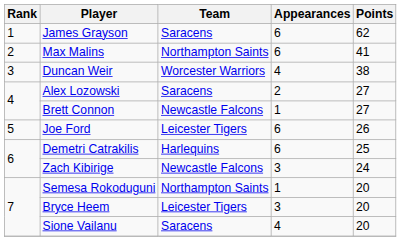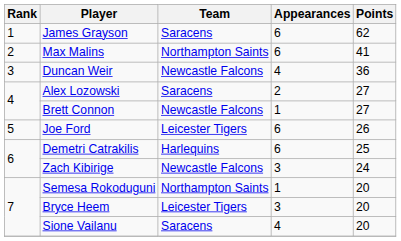(213, 71) Worcester Warriors -> (212, 71) Newcastle Falcons
(363, 71) 38 -> (363, 71) 36
